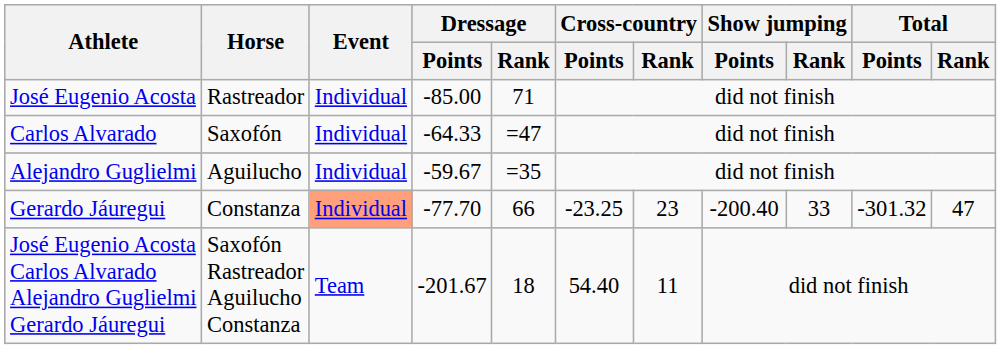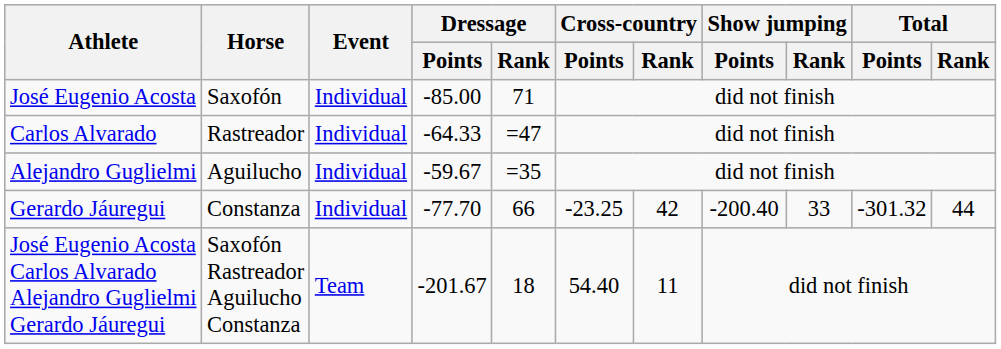(256, 97) Rastreador -> (244, 97) Saxofón
(244, 134) Saxofón -> (256, 134) Rastreador
(361, 208) lightsalmon background -> (361, 208) no background
(668, 208) 23 -> (668, 208) 42
(963, 208) 47 -> (963, 208) 44
